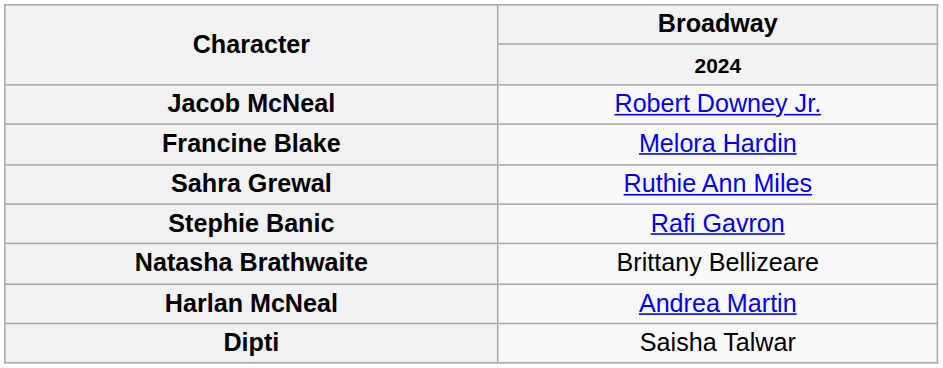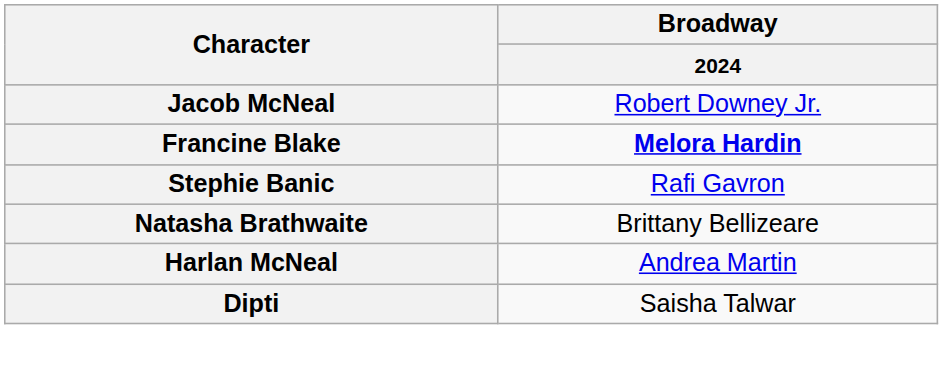(718, 143) normal -> (718, 143) bold
- row: (251, 183)
